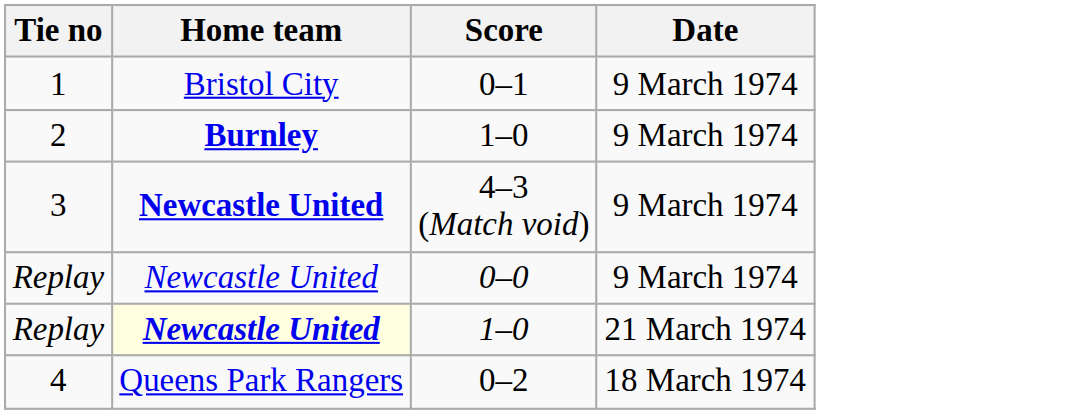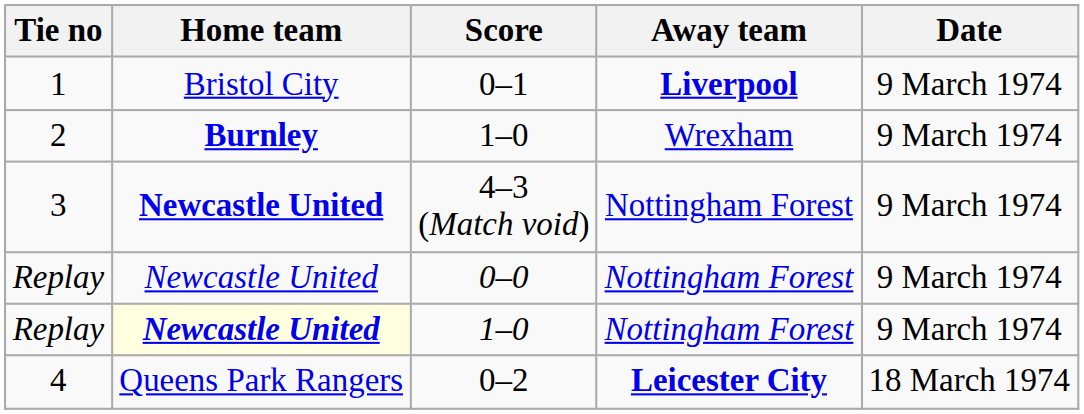+ column: (729, 30)
(705, 329) 21 March 1974 -> (969, 329) 9 March 1974
